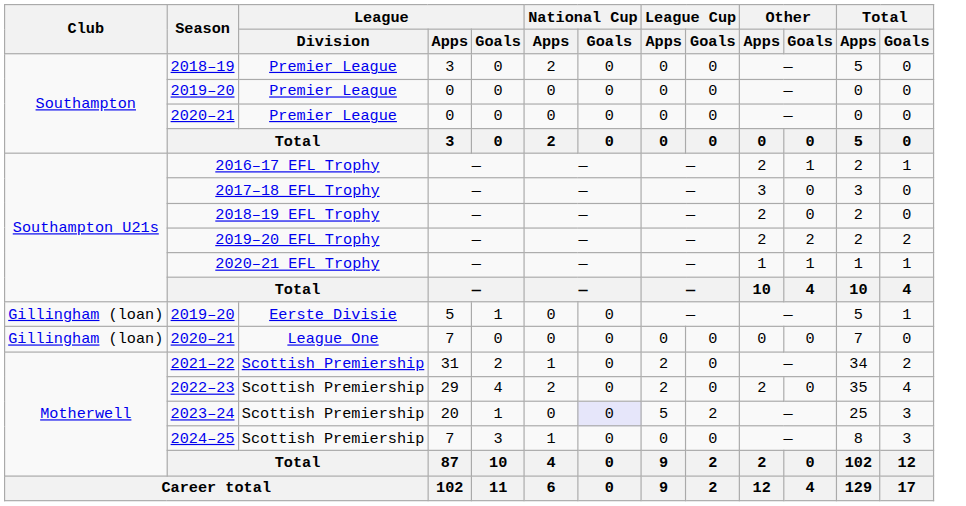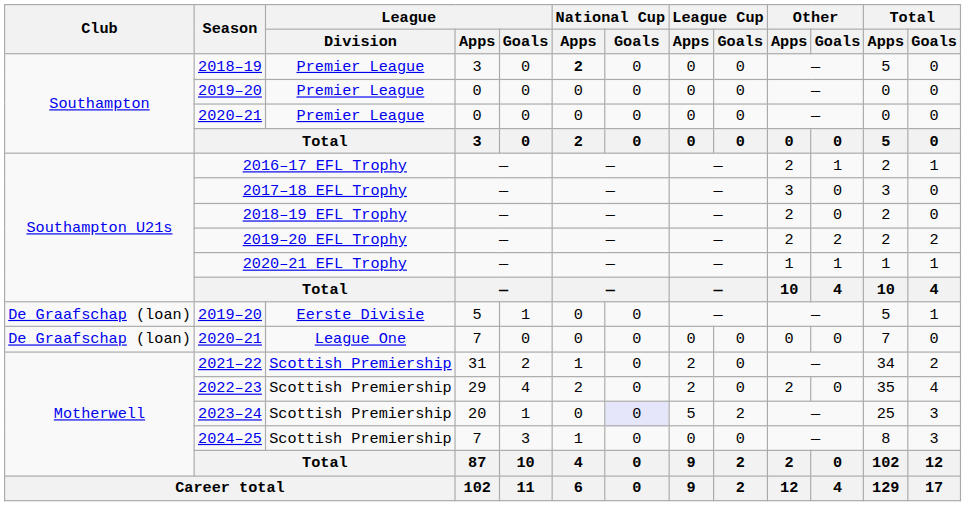(551, 67) normal -> (578, 67) bold
(86, 314) Gillingham (loan) -> (99, 314) De Graafschap (loan)
(86, 339) Gillingham (loan) -> (99, 339) De Graafschap (loan)
